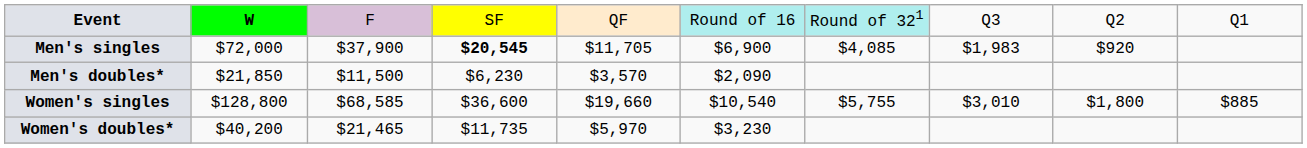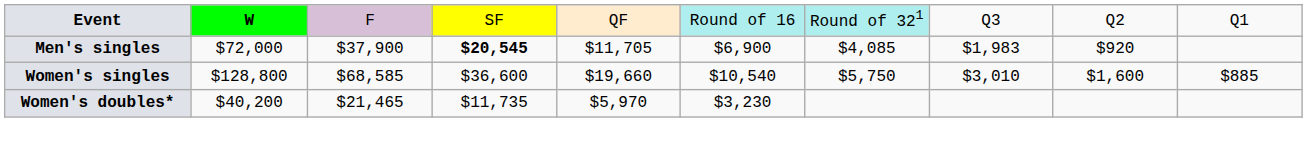- row: (98, 76)
(867, 103) $5,755 -> (867, 76) $5,750
(1115, 103) $1,800 -> (1115, 76) $1,600
